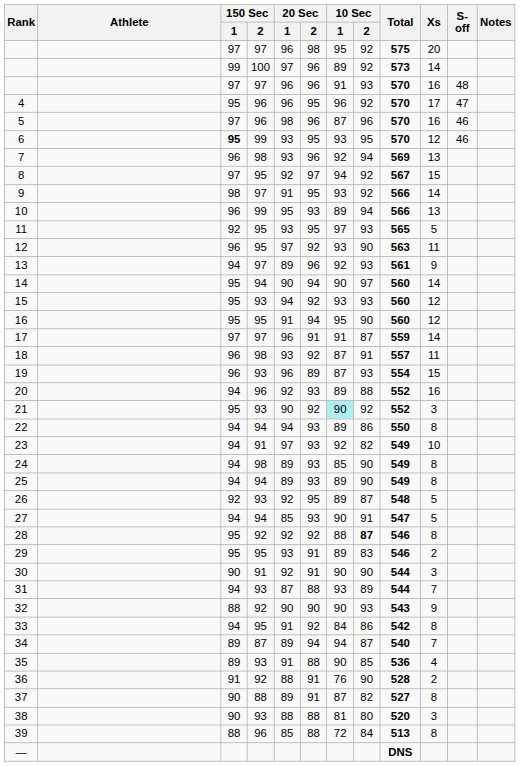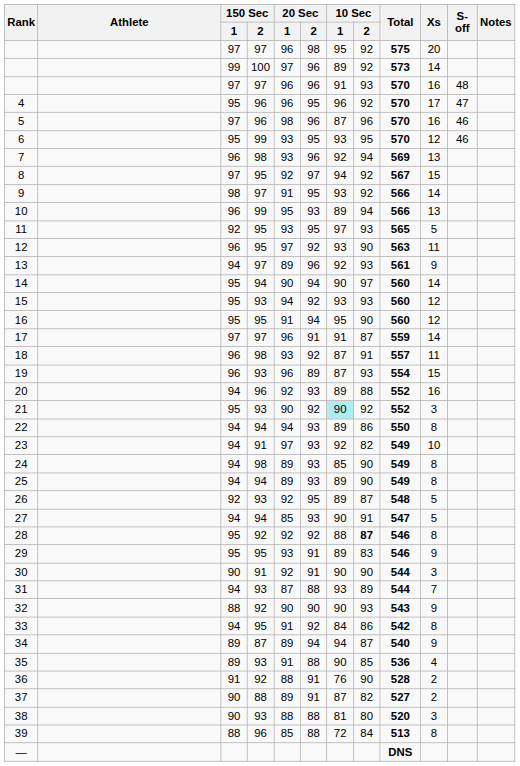(234, 139) bold -> (234, 139) normal
(434, 553) 2 -> (434, 553) 9
(434, 644) 7 -> (434, 644) 9
(434, 698) 8 -> (434, 698) 2
